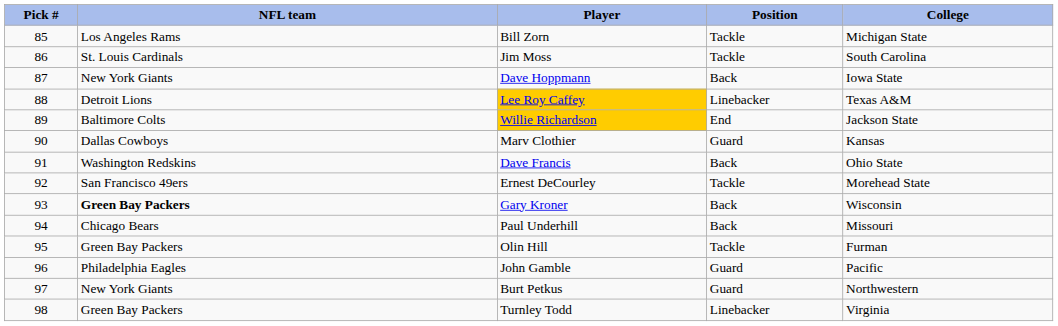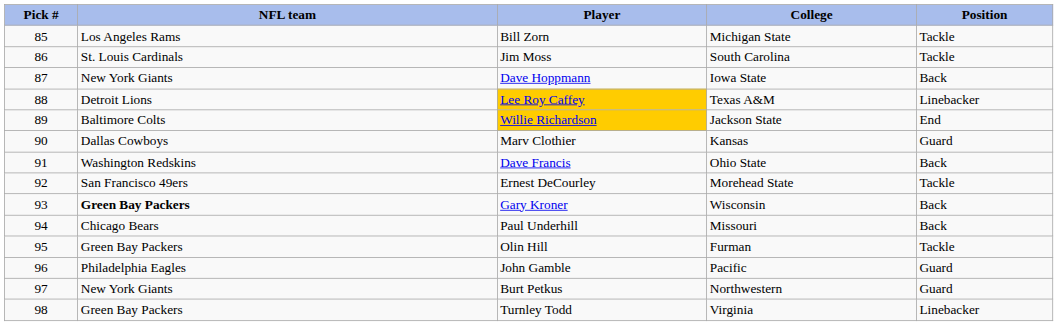columns swapped: (775, 15) <-> (948, 15)
